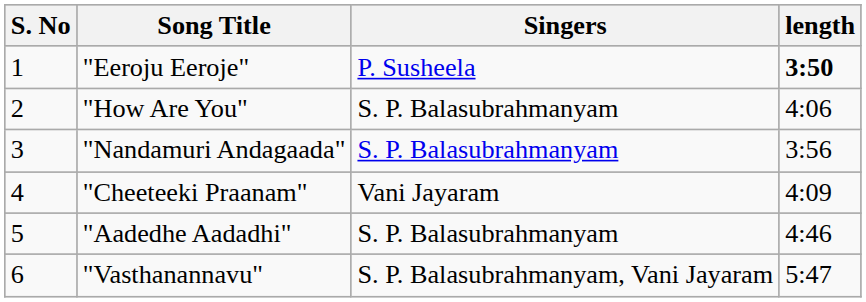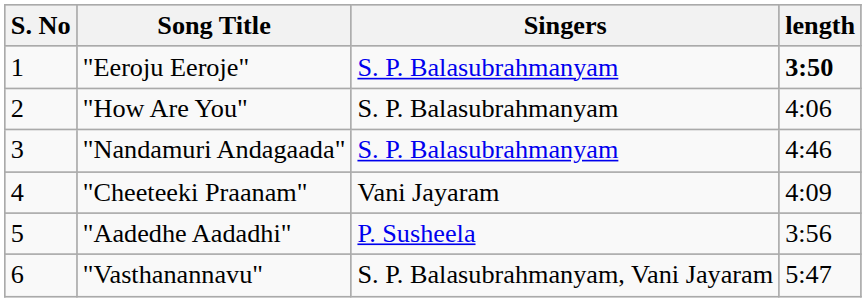(416, 66) P. Susheela -> (488, 66) S. P. Balasubrahmanyam
(809, 150) 3:56 -> (809, 150) 4:46
(488, 233) S. P. Balasubrahmanyam -> (416, 233) P. Susheela
(809, 233) 4:46 -> (809, 233) 3:56
